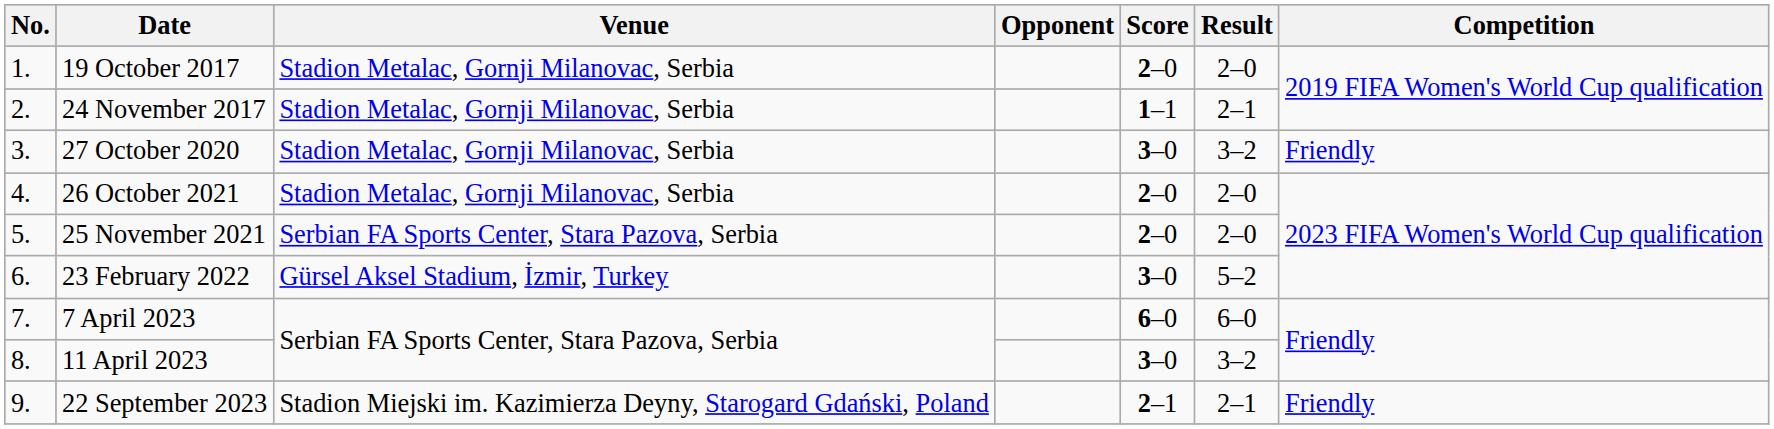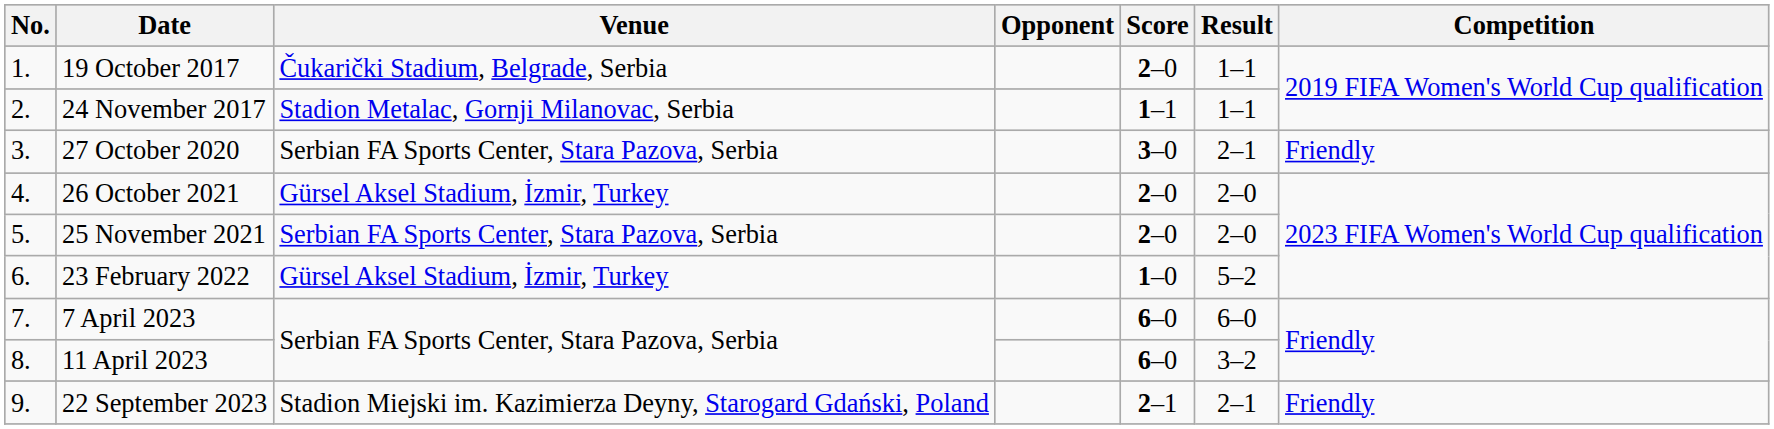(507, 67) Stadion Metalac, Gornji Milanovac, Serbia -> (473, 67) Čukarički Stadium, Belgrade, Serbia
(1237, 67) 2–0 -> (1237, 67) 1–1
(1237, 109) 2–1 -> (1237, 109) 1–1
(507, 151) Stadion Metalac, Gornji Milanovac, Serbia -> (529, 151) Serbian FA Sports Center, Stara Pazova, Serbia
(1237, 151) 3–2 -> (1237, 151) 2–1
(507, 192) Stadion Metalac, Gornji Milanovac, Serbia -> (474, 192) Gürsel Aksel Stadium, İzmir, Turkey
(1158, 276) 3–0 -> (1158, 276) 1–0
(1158, 360) 3–0 -> (1158, 360) 6–0
